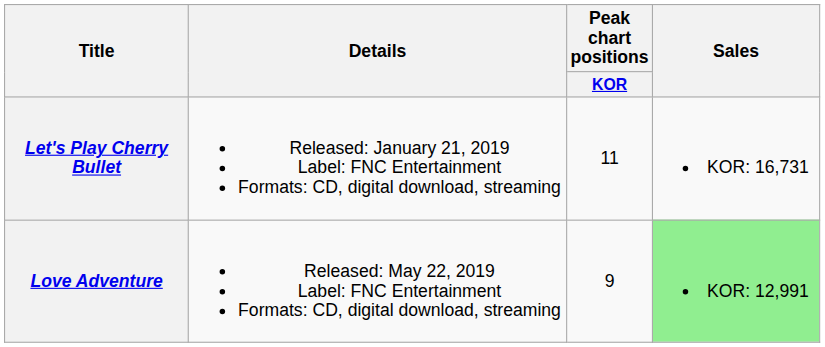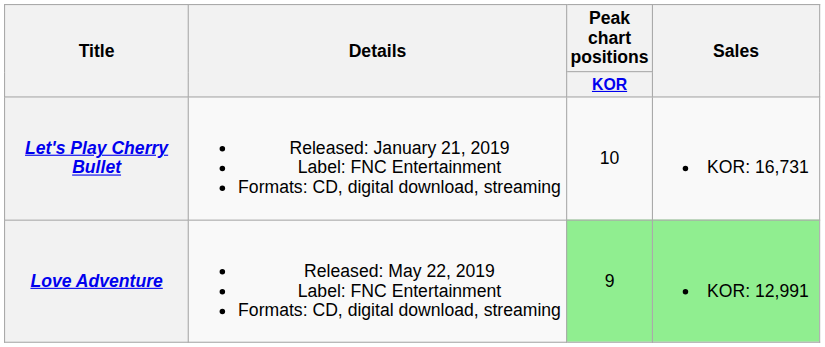(610, 158) 11 -> (610, 158) 10
(610, 280) no background -> (610, 280) lightgreen background
